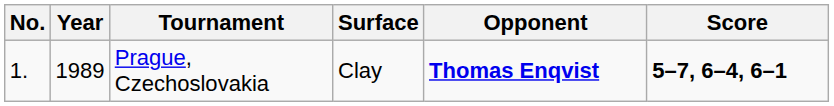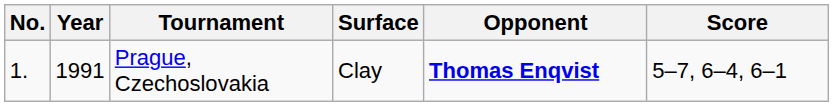(80, 70) 1989 -> (80, 70) 1991
(720, 70) bold -> (720, 70) normal
